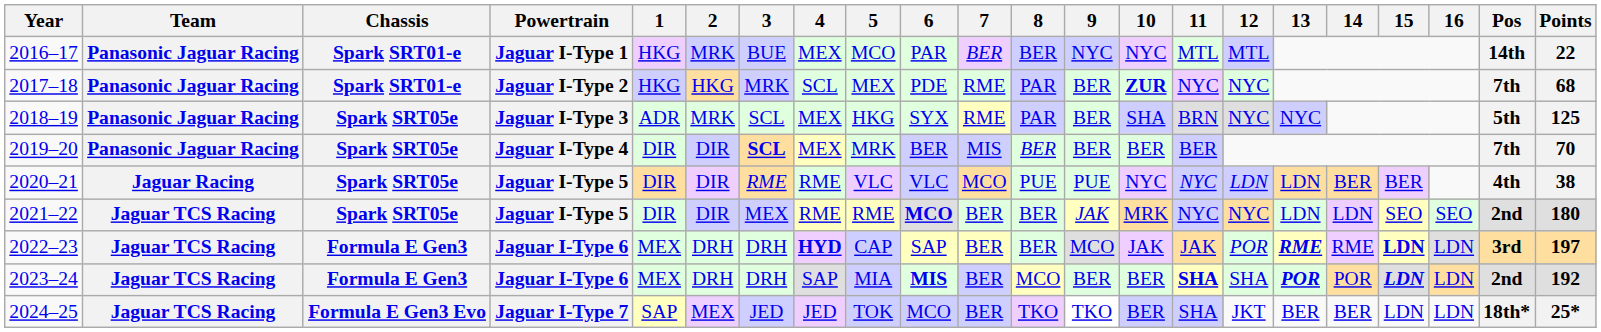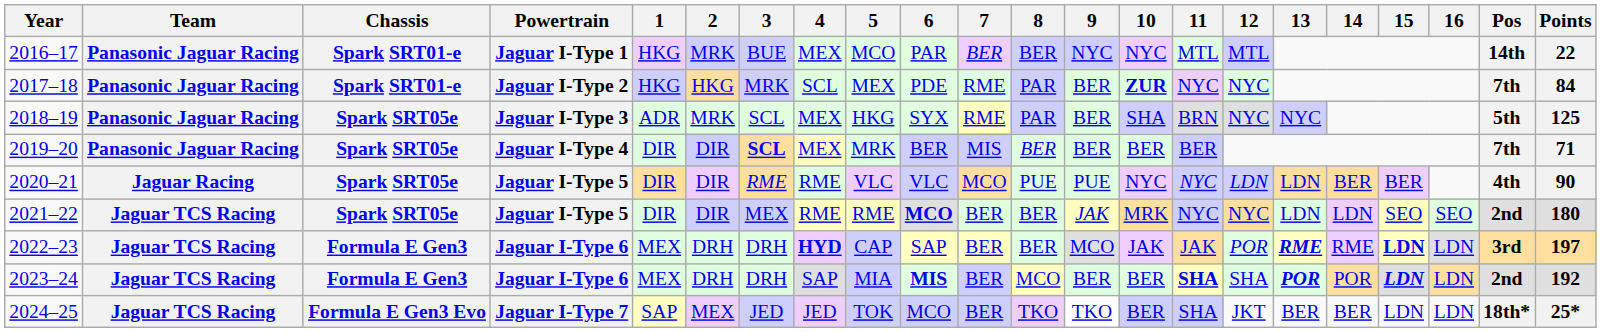(1565, 84) 68 -> (1565, 84) 84
(1565, 149) 70 -> (1565, 149) 71
(1565, 181) 38 -> (1565, 181) 90
